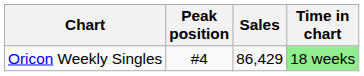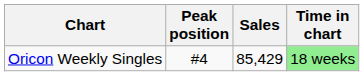(260, 58) 86,429 -> (260, 58) 85,429
